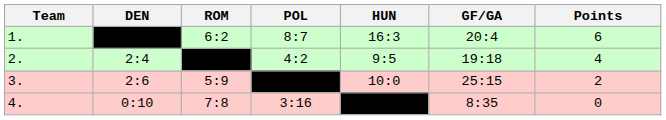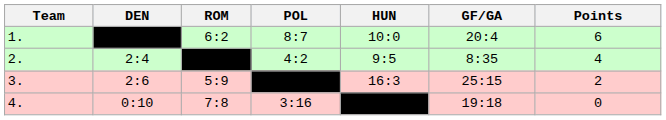(384, 38) 16:3 -> (384, 38) 10:0
(482, 60) 19:18 -> (482, 60) 8:35
(384, 82) 10:0 -> (384, 82) 16:3
(482, 104) 8:35 -> (482, 104) 19:18
